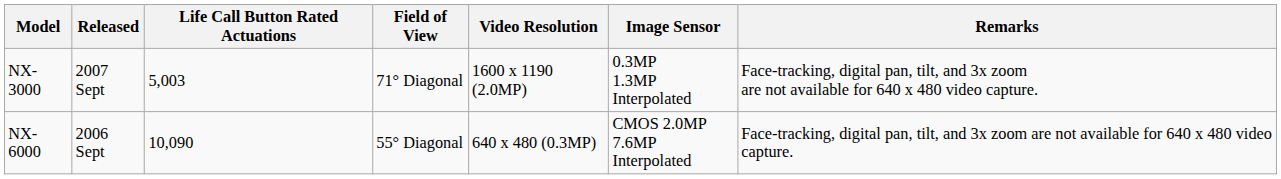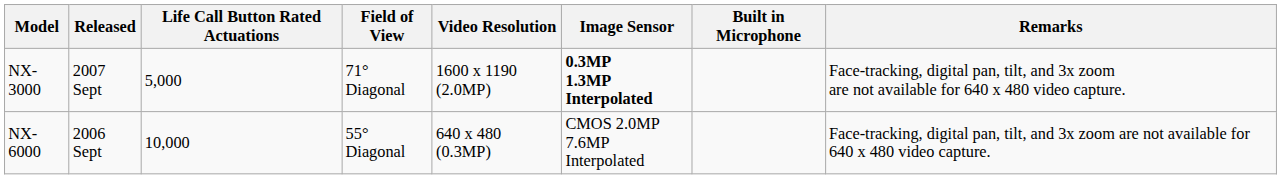+ column: (758, 26)
(167, 80) 5,003 -> (163, 80) 5,000
(652, 80) normal -> (609, 80) bold
(171, 142) 10,090 -> (167, 142) 10,000
